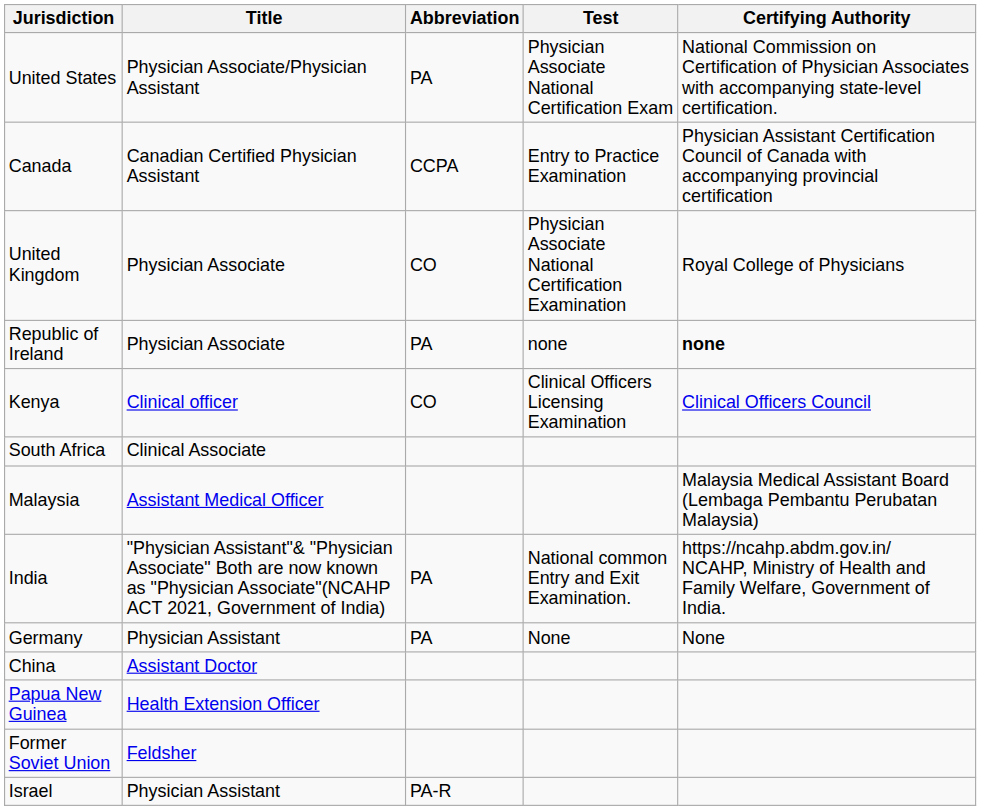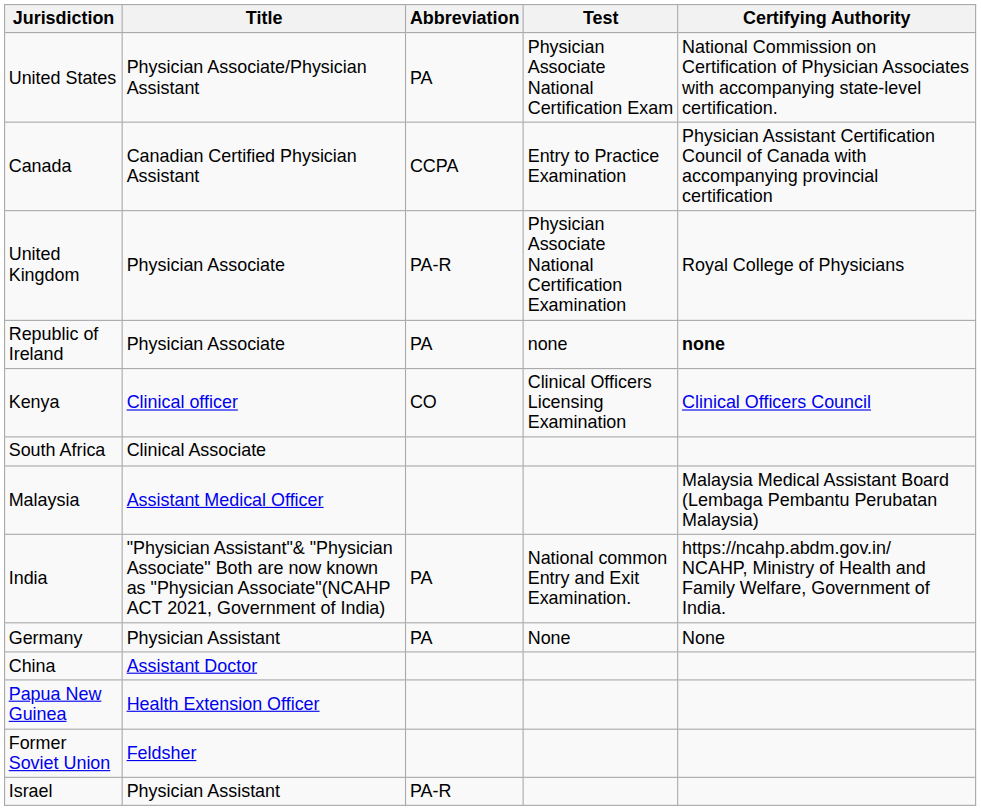(423, 265) CO -> (431, 265) PA-R
